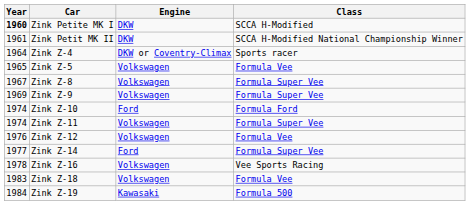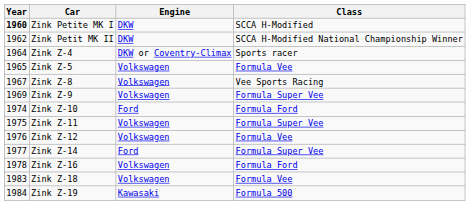(17, 39) 1961 -> (17, 39) 1962
(280, 81) Formula Super Vee -> (280, 81) Vee Sports Racing
(17, 123) 1974 -> (17, 123) 1975
(280, 165) Vee Sports Racing -> (267, 165) Formula Ford
